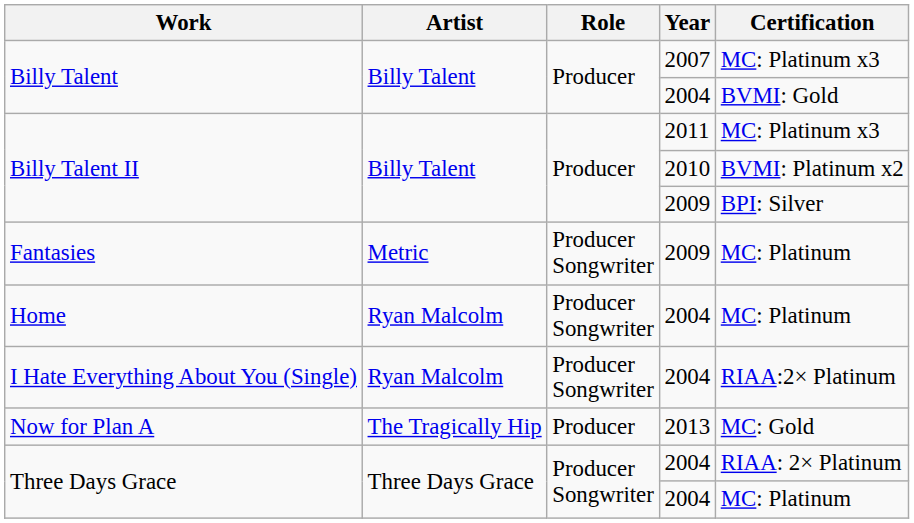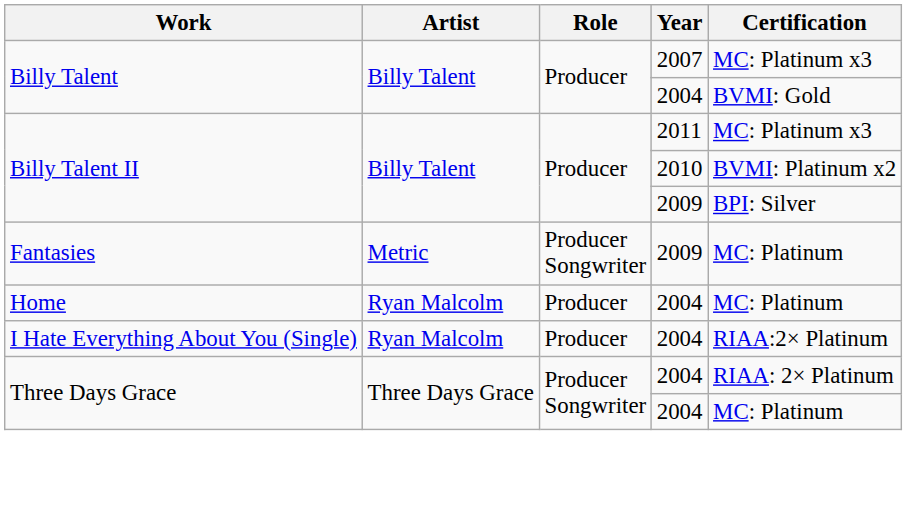(603, 315) Producer Songwriter -> (586, 302) Producer
(603, 377) Producer Songwriter -> (586, 338) Producer
- row: (82, 426)
